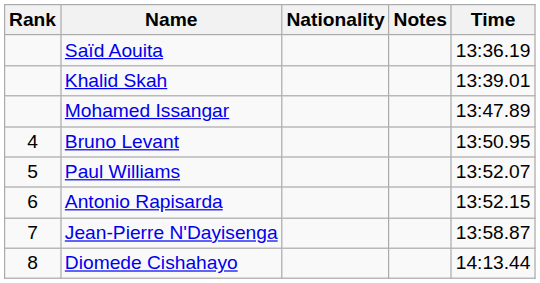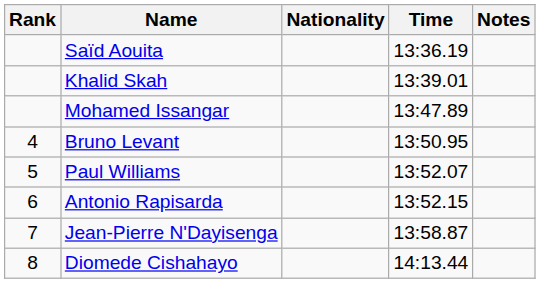columns swapped: (493, 19) <-> (420, 19)
